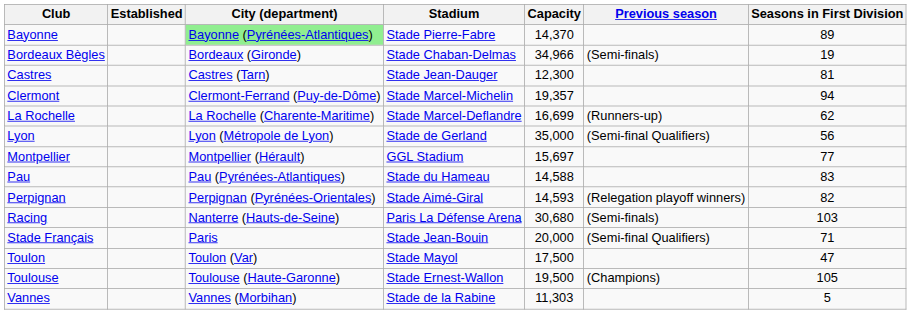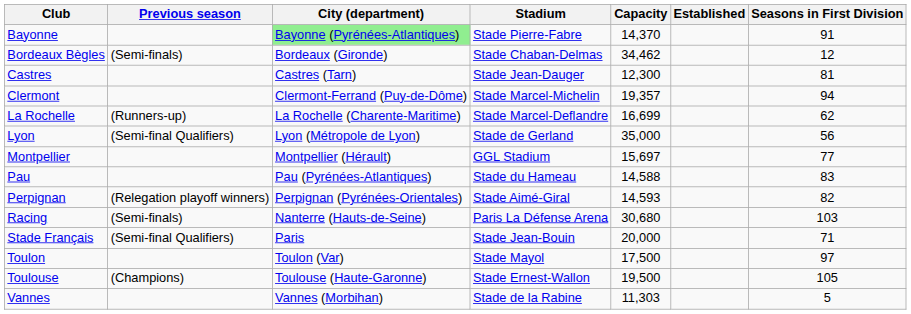columns swapped: (147, 14) <-> (666, 14)
(827, 34) 89 -> (827, 34) 91
(554, 55) 34,966 -> (641, 55) 34,462
(827, 55) 19 -> (827, 55) 12
(827, 258) 47 -> (827, 258) 97
